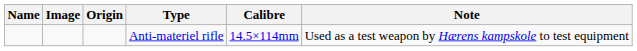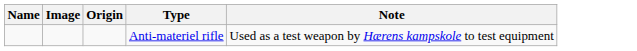- column: (264, 14)
